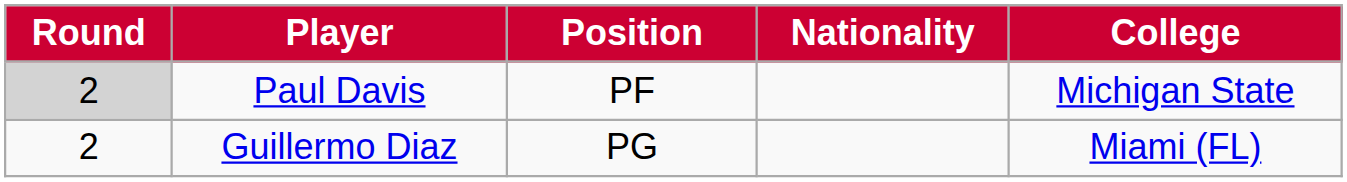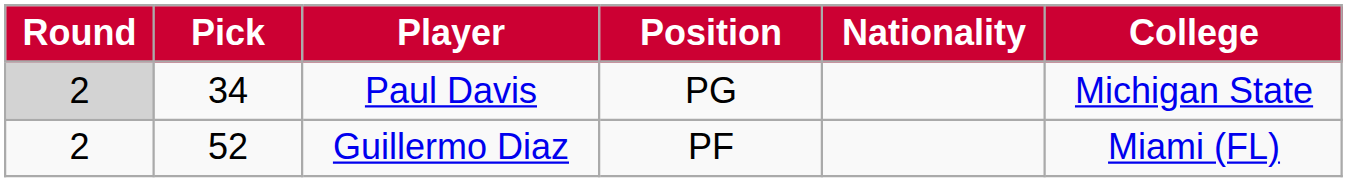+ column: (228, 33)
(632, 90) PF -> (711, 90) PG
(632, 147) PG -> (711, 147) PF
